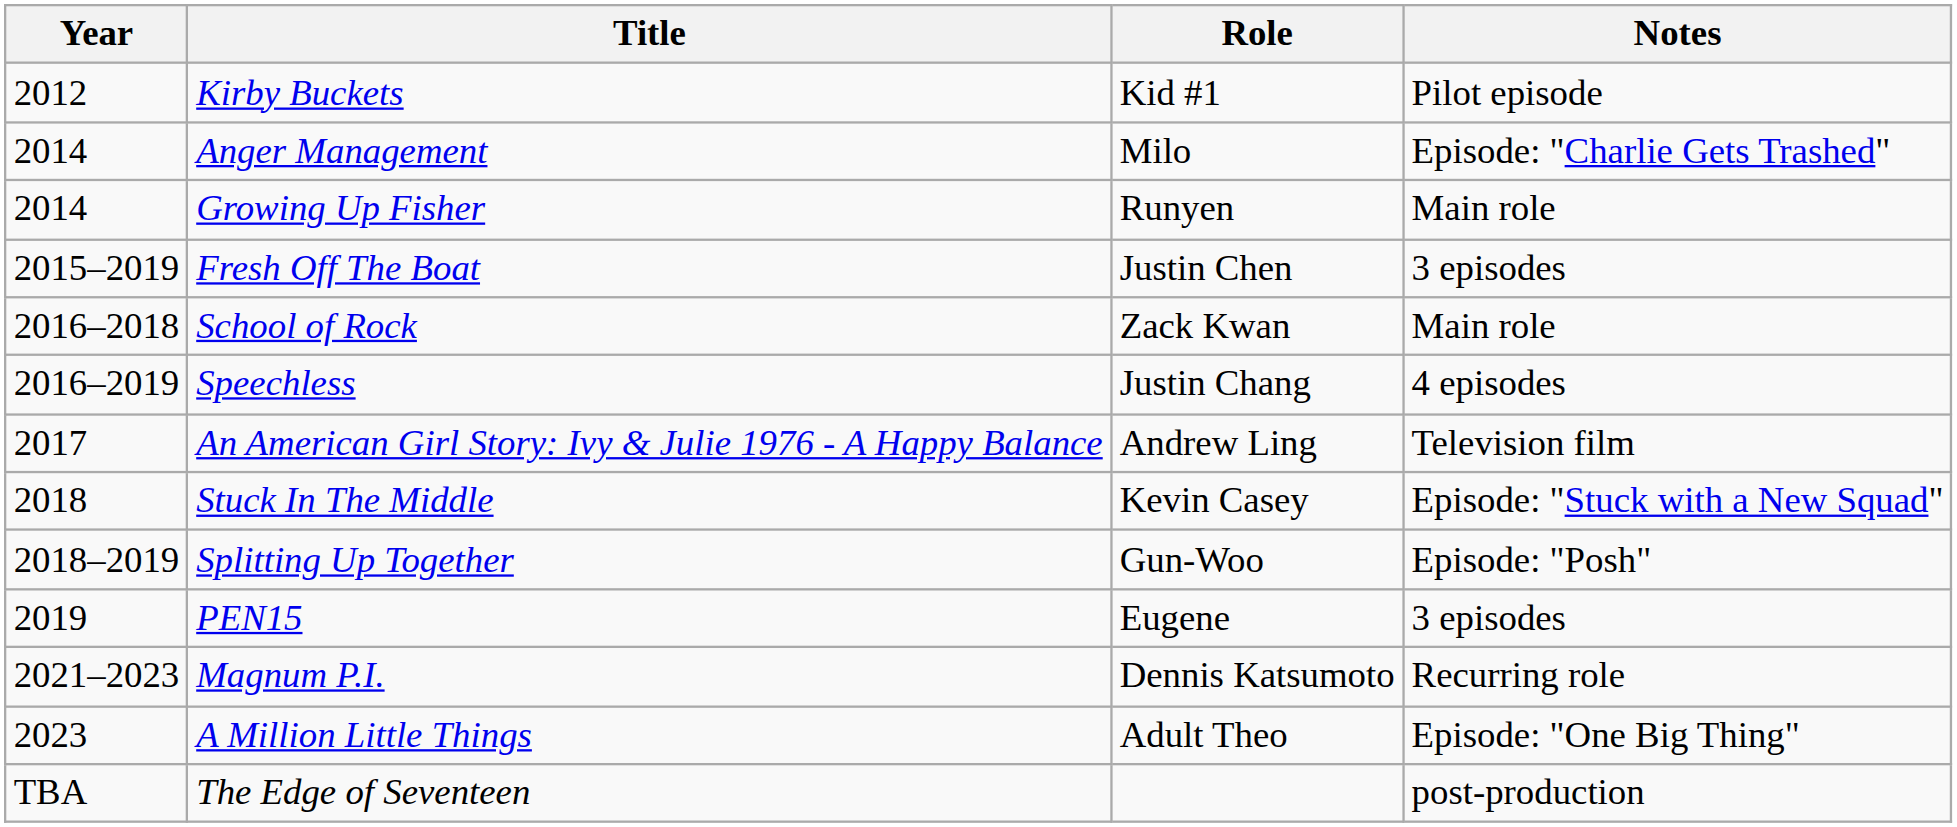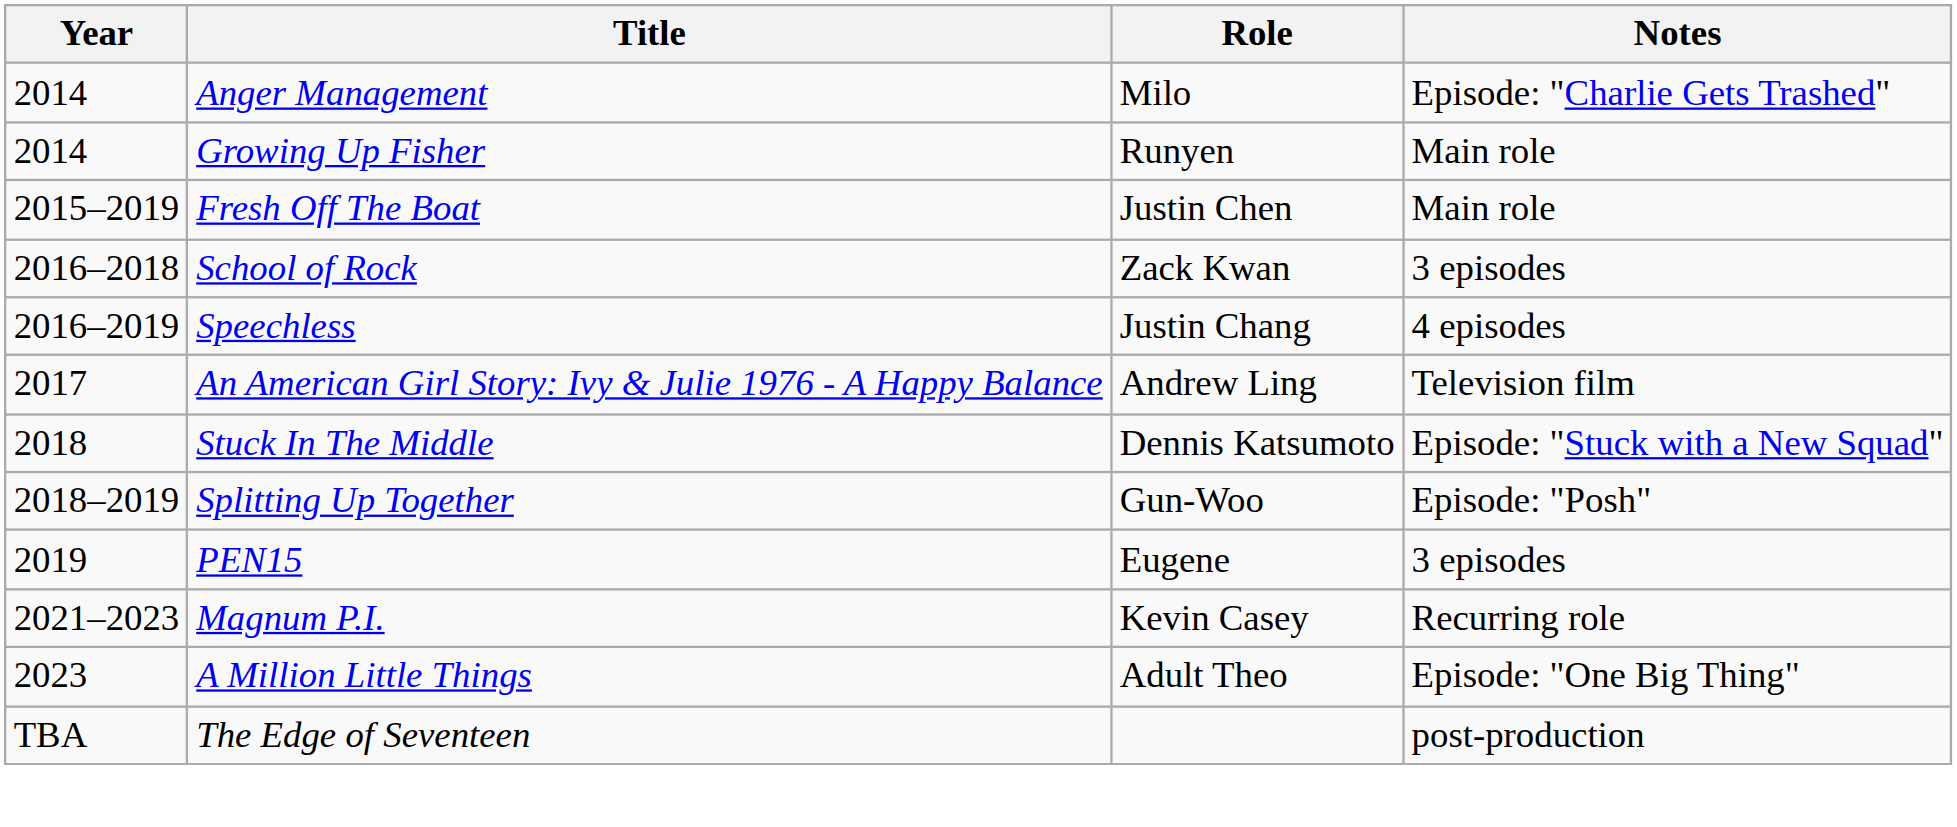- row: (300, 92)
(1489, 267) 3 episodes -> (1484, 208) Main role
(1484, 325) Main role -> (1489, 267) 3 episodes
(1214, 500) Kevin Casey -> (1257, 442) Dennis Katsumoto
(1257, 675) Dennis Katsumoto -> (1214, 617) Kevin Casey
